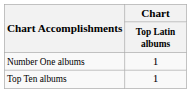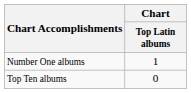(156, 79) 1 -> (156, 79) 0
